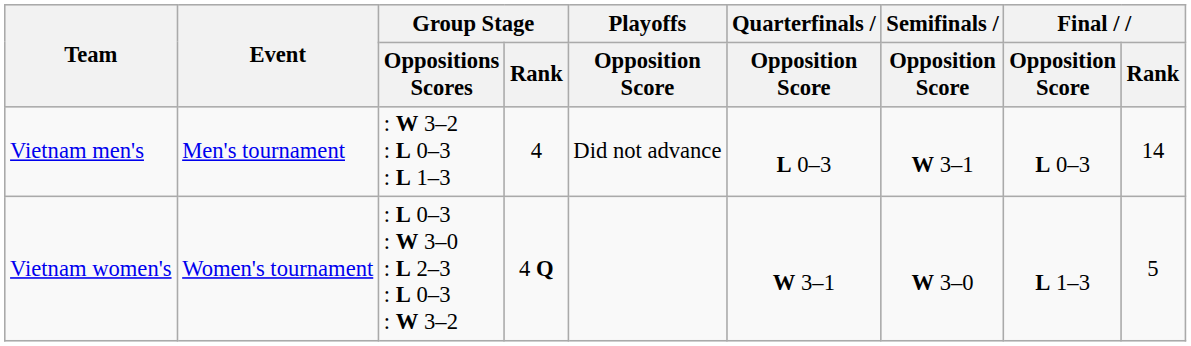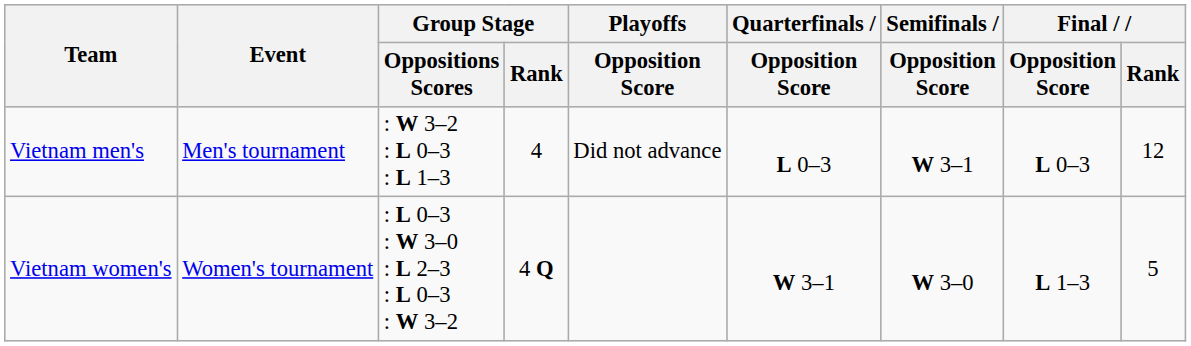(1153, 151) 14 -> (1153, 151) 12
